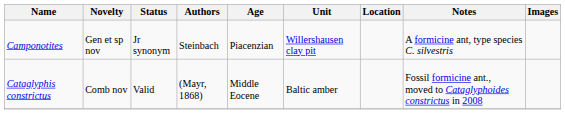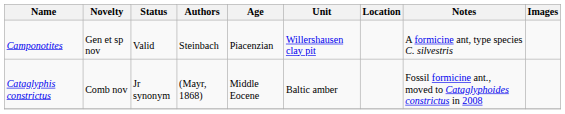(152, 45) Jr synonym -> (144, 45) Valid
(144, 89) Valid -> (152, 89) Jr synonym
